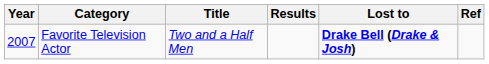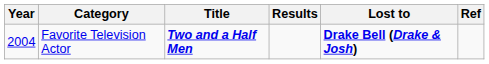(21, 41) 2007 -> (21, 41) 2004
(211, 41) normal -> (212, 41) bold
